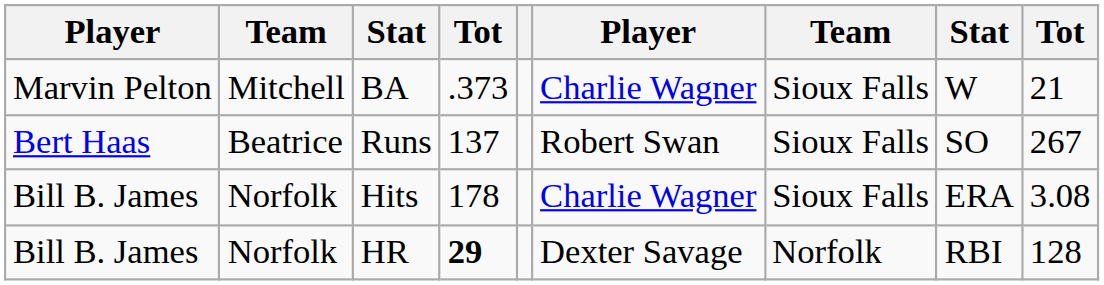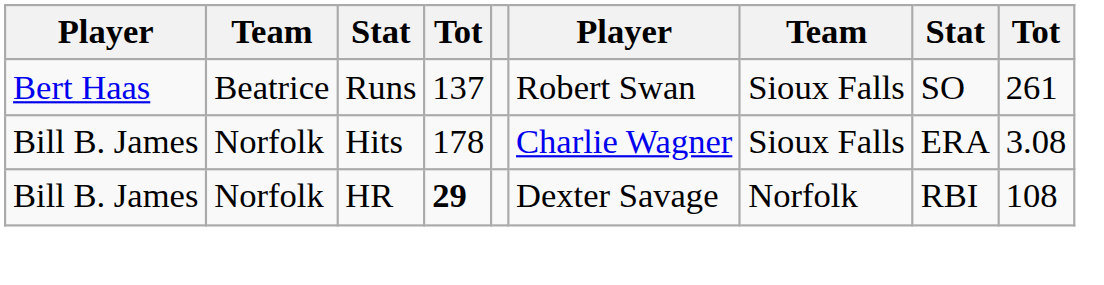- row: (385, 86)
(1056, 141) 267 -> (1032, 86) 261
(1056, 251) 128 -> (1032, 196) 108
